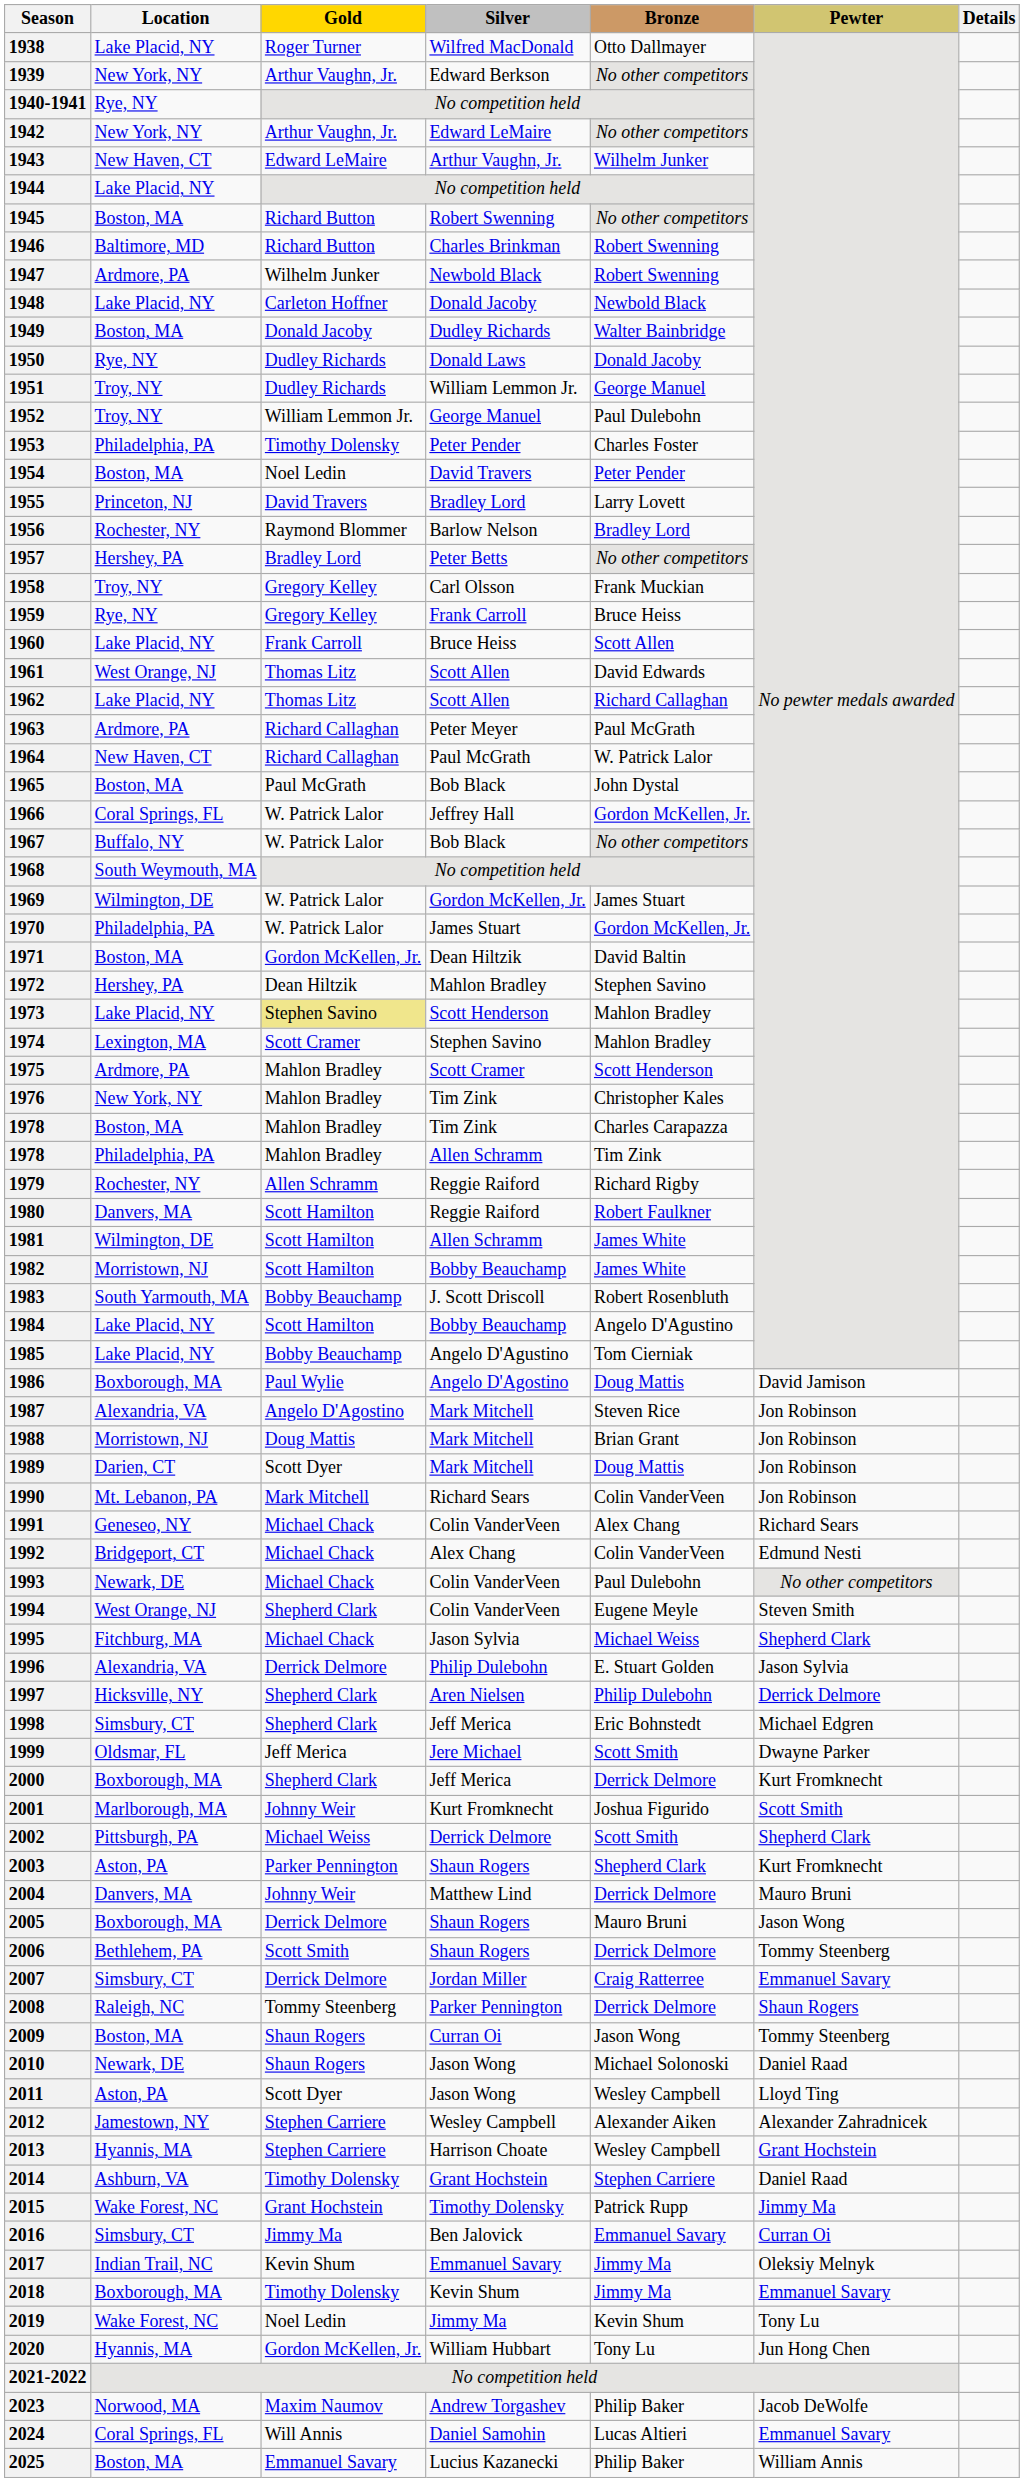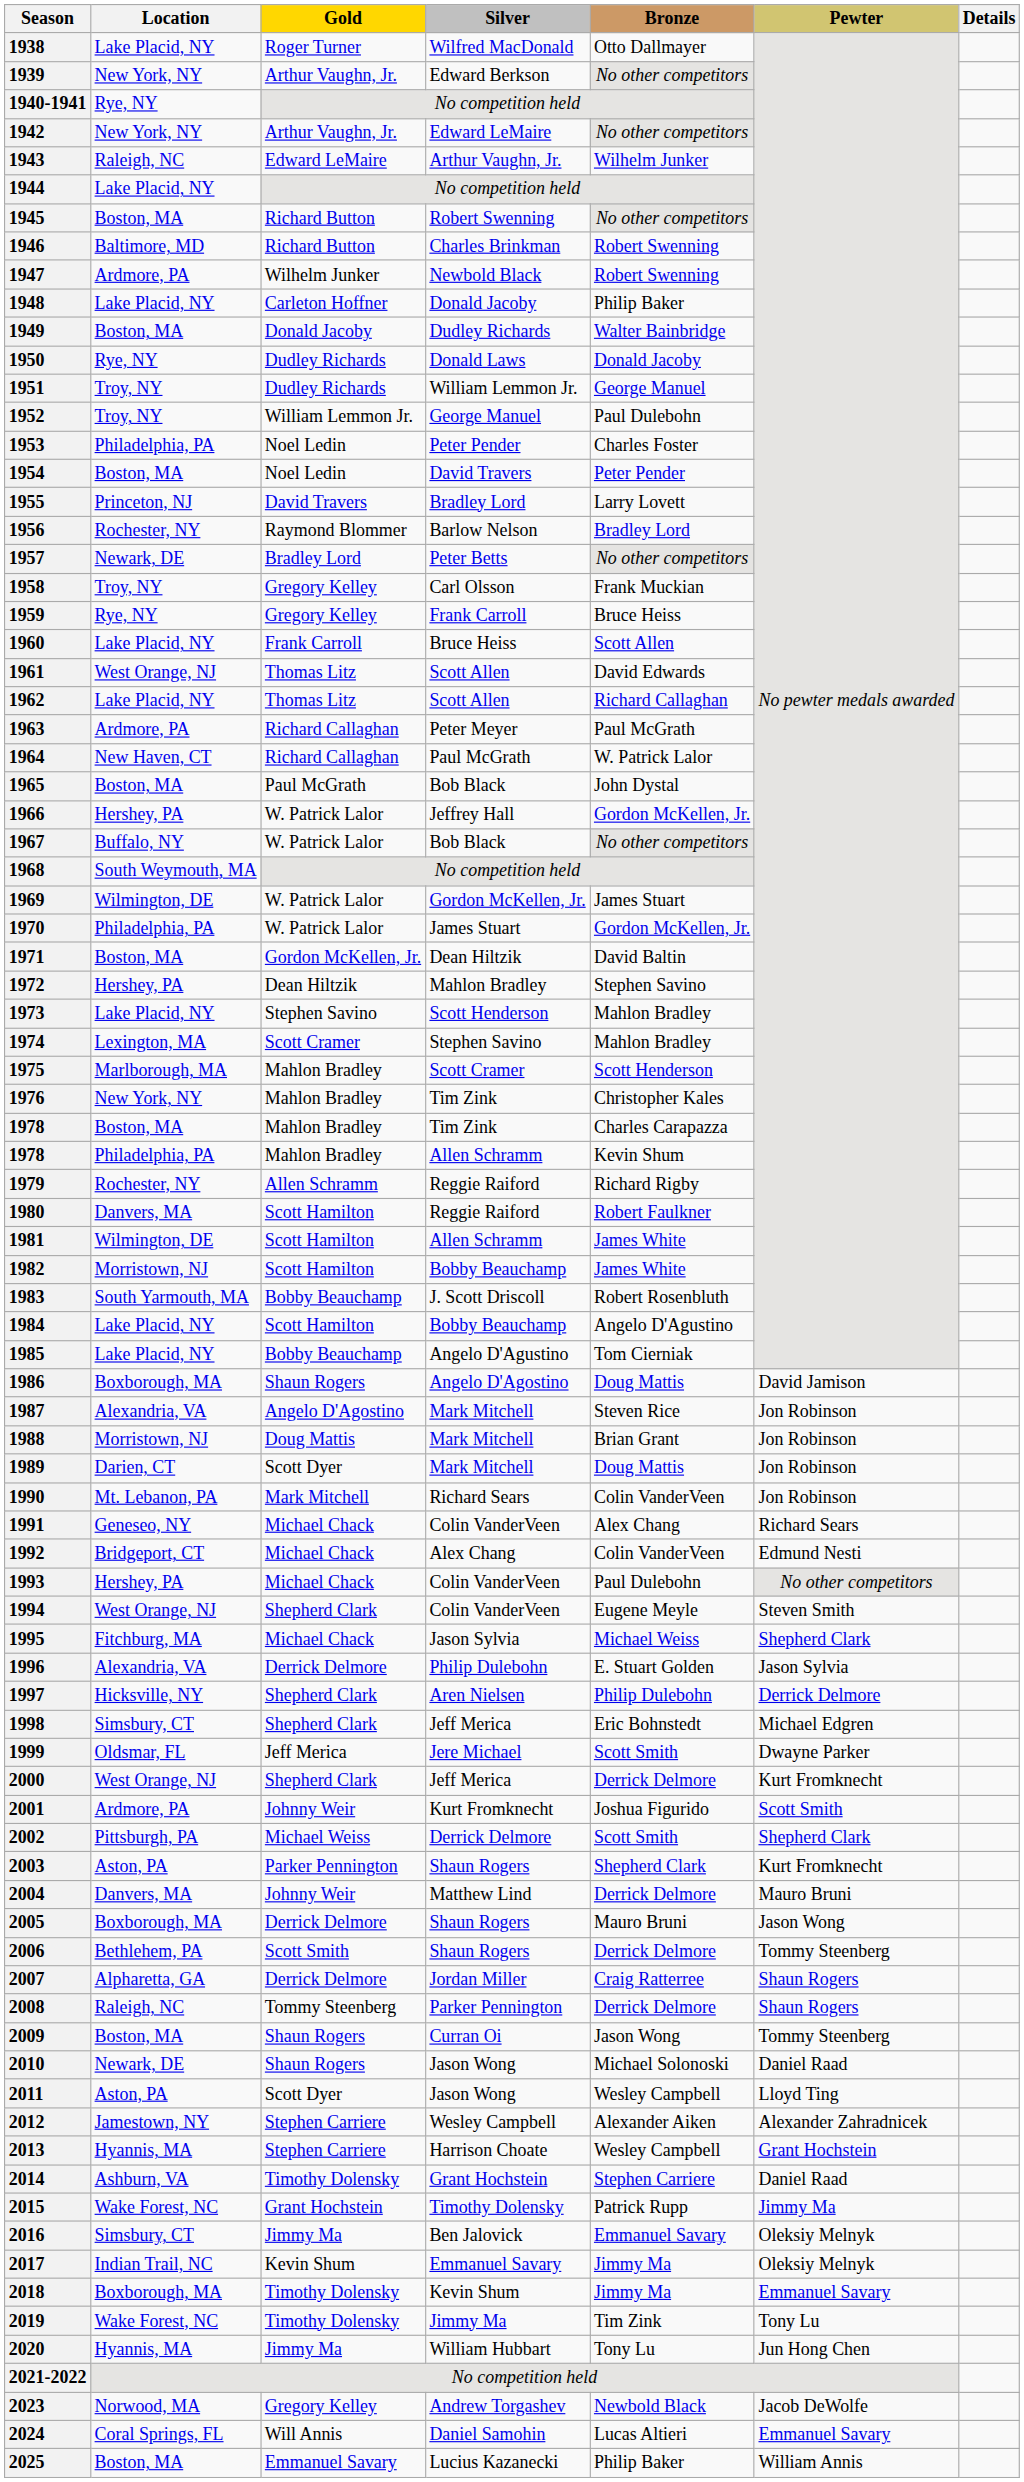(153, 160) New Haven, CT -> (139, 160) Raleigh, NC
(650, 302) Newbold Black -> (639, 302) Philip Baker
(332, 445) Timothy Dolensky -> (305, 445) Noel Ledin
(139, 558) Hershey, PA -> (139, 558) Newark, DE
(159, 814) Coral Springs, FL -> (139, 814) Hershey, PA
(321, 1013) khaki background -> (321, 1013) no background
(142, 1070) Ardmore, PA -> (161, 1070) Marlborough, MA
(628, 1155) Tim Zink -> (639, 1155) Kevin Shum
(304, 1382) Paul Wylie -> (315, 1382) Shaun Rogers
(139, 1581) Newark, DE -> (139, 1581) Hershey, PA
(158, 1780) Boxborough, MA -> (155, 1780) West Orange, NJ
(161, 1809) Marlborough, MA -> (142, 1809) Ardmore, PA
(144, 1979) Simsbury, CT -> (150, 1979) Alpharetta, GA
(824, 1979) Emmanuel Savary -> (809, 1979) Shaun Rogers
(795, 2235) Curran Oi -> (816, 2235) Oleksiy Melnyk
(305, 2320) Noel Ledin -> (332, 2320) Timothy Dolensky
(639, 2320) Kevin Shum -> (628, 2320) Tim Zink
(343, 2349) Gordon McKellen, Jr. -> (303, 2349) Jimmy Ma
(324, 2405) Maxim Naumov -> (321, 2405) Gregory Kelley
(639, 2405) Philip Baker -> (650, 2405) Newbold Black
